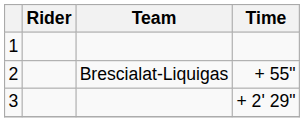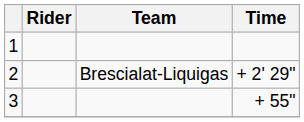(275, 74) + 55" -> (266, 74) + 2' 29"
(266, 102) + 2' 29" -> (275, 102) + 55"
